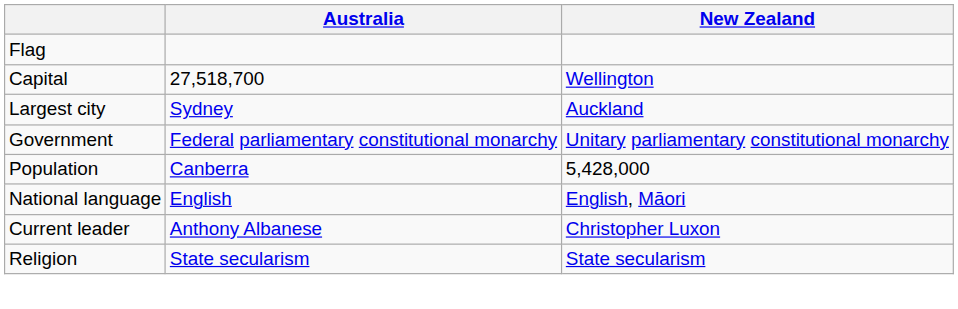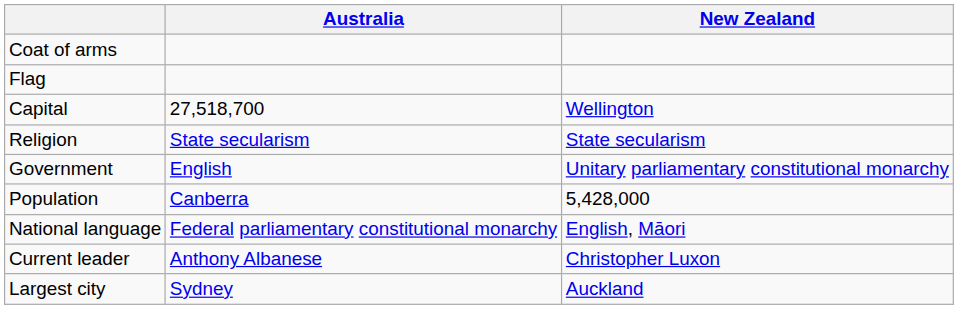+ row: (63, 49)
rows swapped: (57, 109) <-> (43, 259)
(363, 139) Federal parliamentary constitutional monarchy -> (201, 169) English
(201, 199) English -> (363, 229) Federal parliamentary constitutional monarchy
